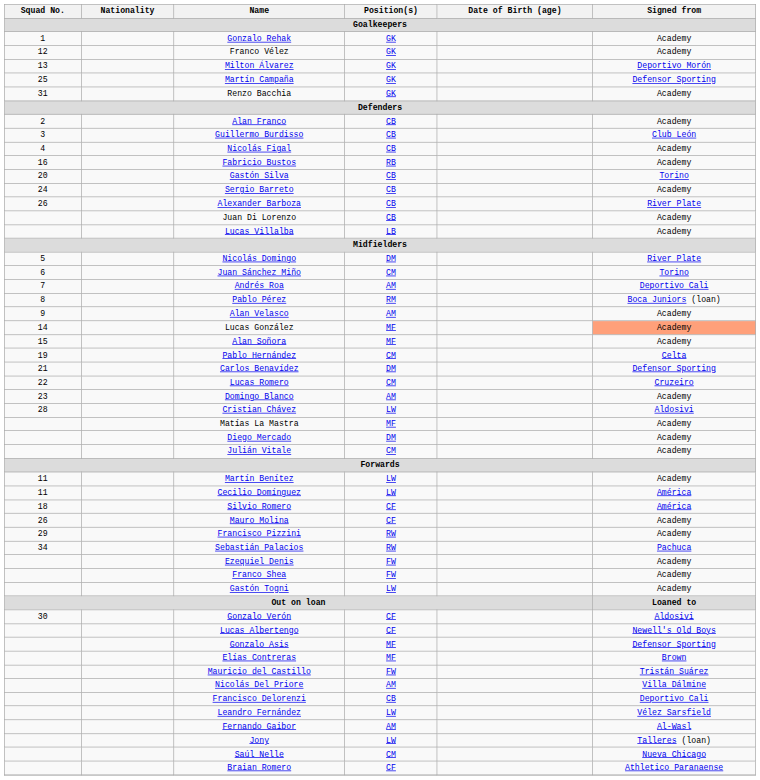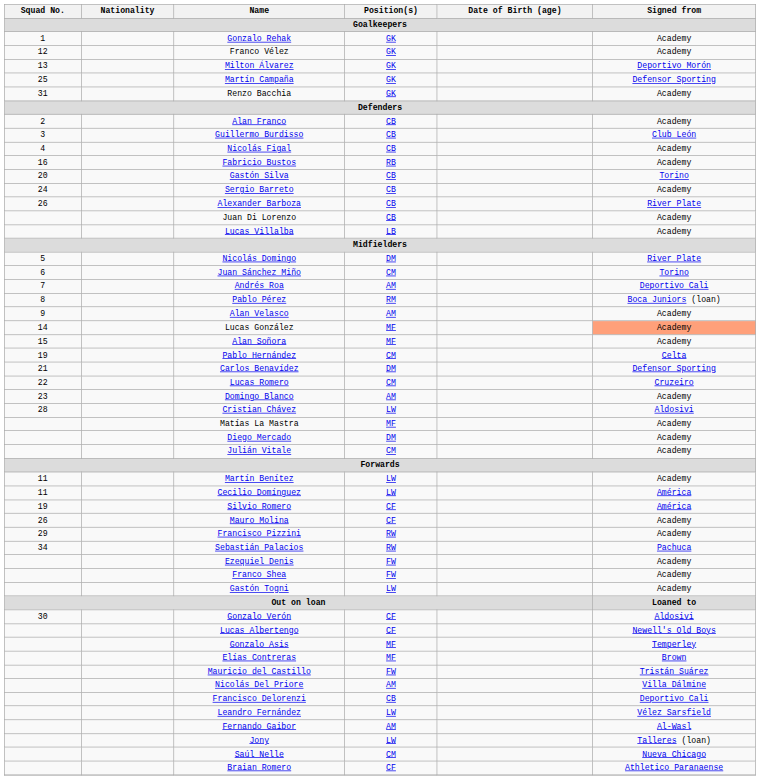(43, 506) 18 -> (43, 506) 19
(674, 644) Defensor Sporting -> (674, 644) Temperley
